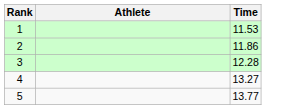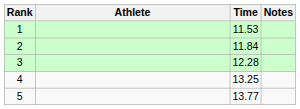+ column: (278, 12)
(246, 46) 11.86 -> (246, 46) 11.84
(246, 79) 13.27 -> (246, 79) 13.25
